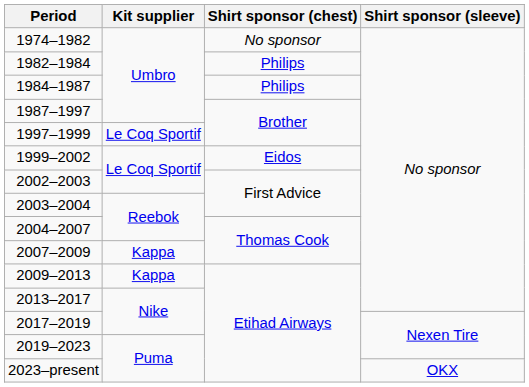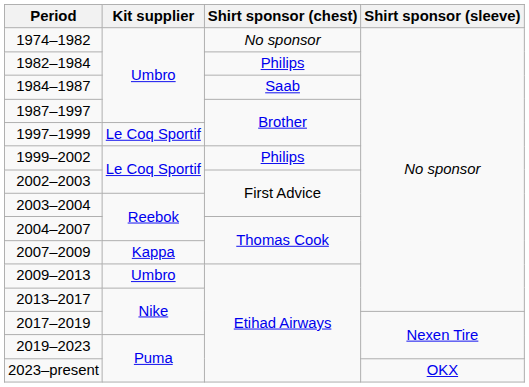(283, 87) Philips -> (283, 87) Saab
(283, 157) Eidos -> (283, 157) Philips
(153, 275) Kappa -> (153, 275) Umbro
